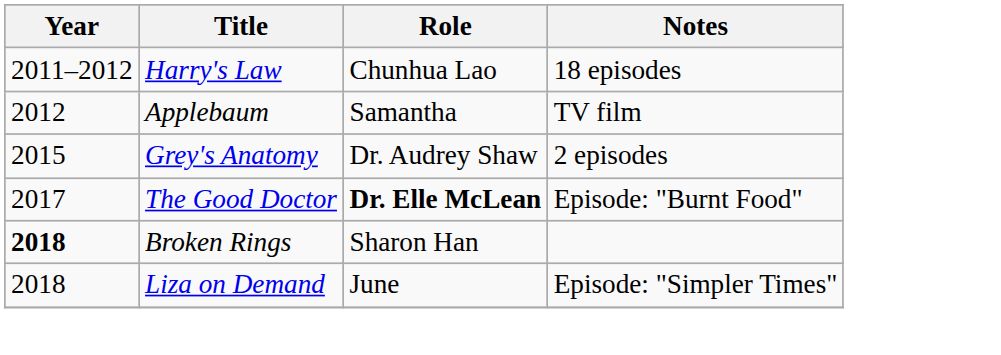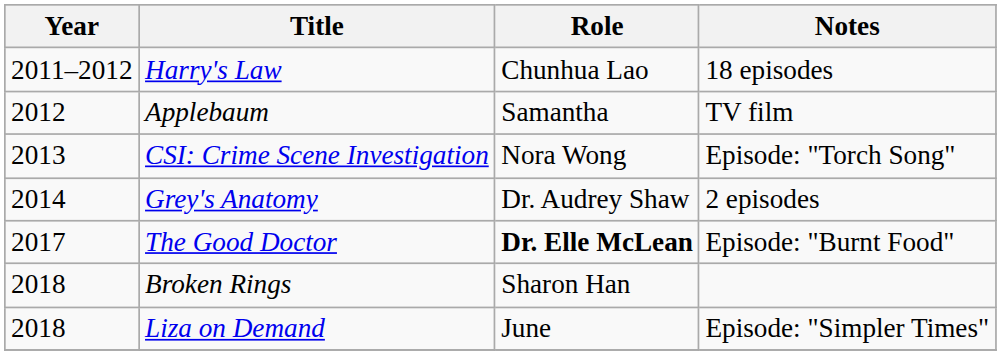+ row: (317, 155)
(38, 155) 2015 -> (38, 198) 2014
(38, 241) bold -> (38, 284) normal
